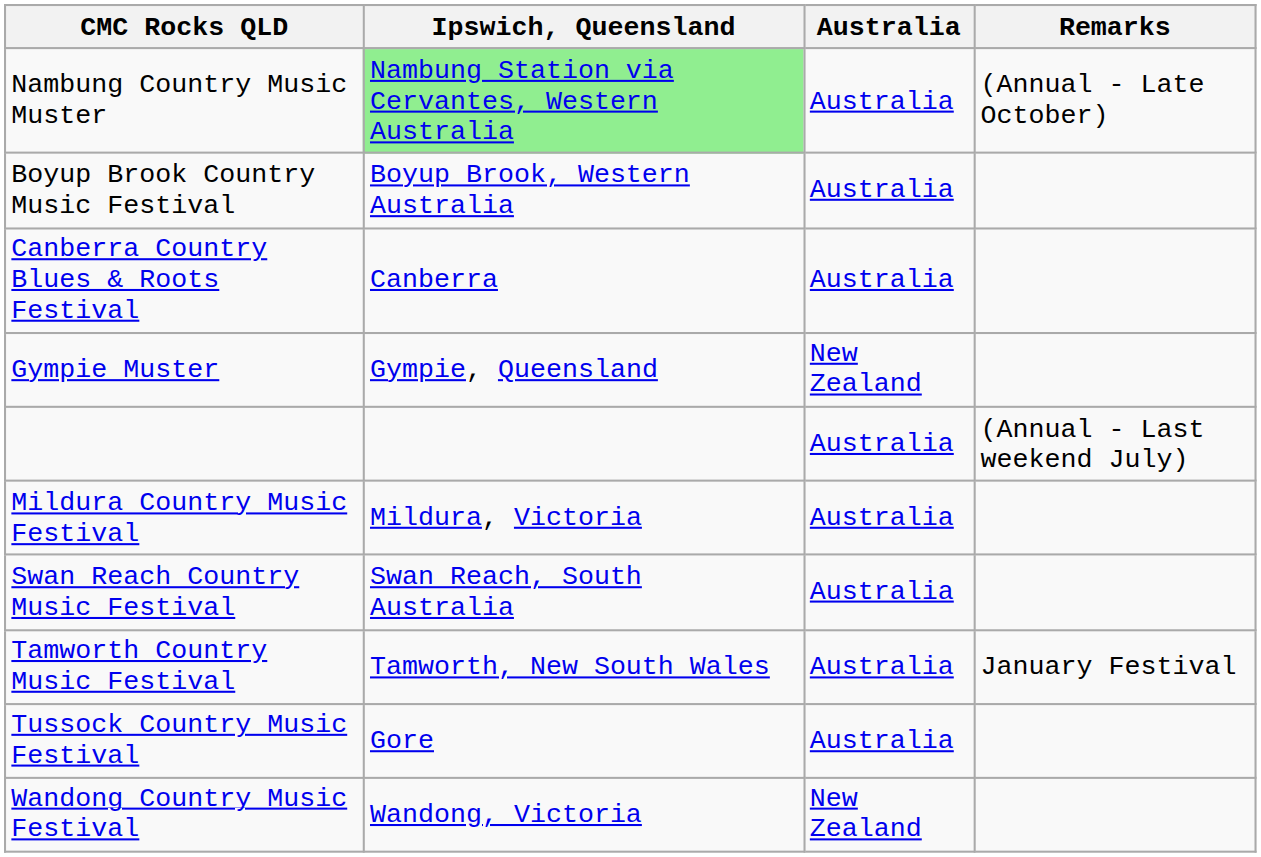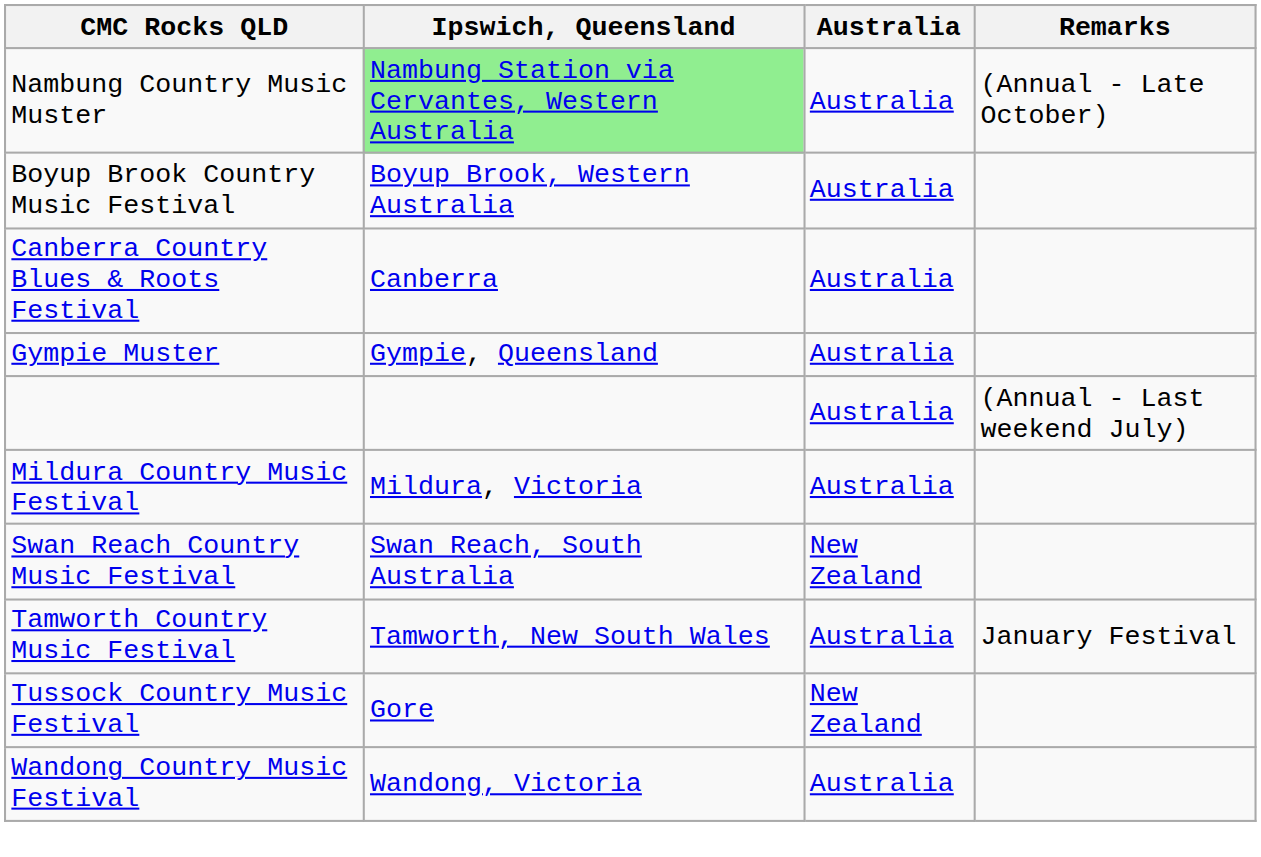(866, 370) New Zealand -> (882, 354) Australia
(882, 592) Australia -> (866, 561) New Zealand
(882, 741) Australia -> (866, 710) New Zealand
(866, 815) New Zealand -> (882, 784) Australia
